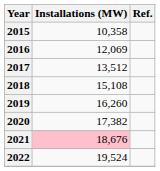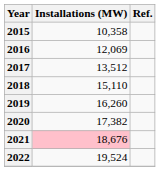(112, 85) 15,108 -> (112, 85) 15,110
